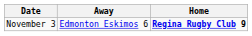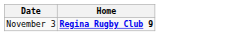- column: (104, 11)
